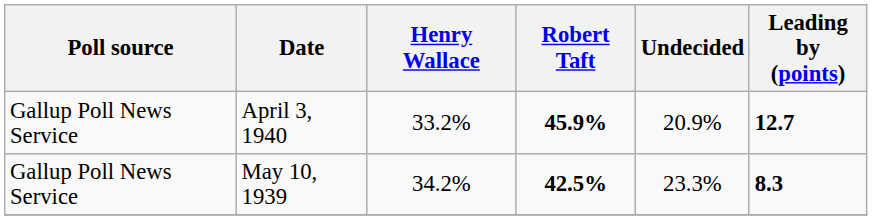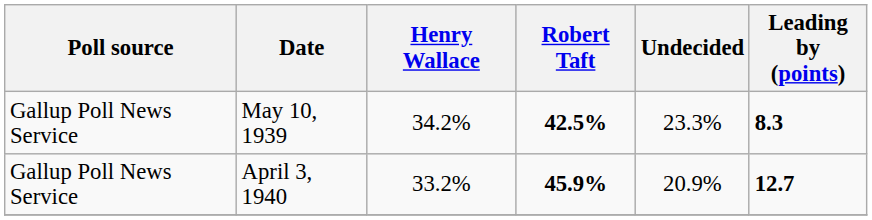rows swapped: (277, 122) <-> (279, 184)
